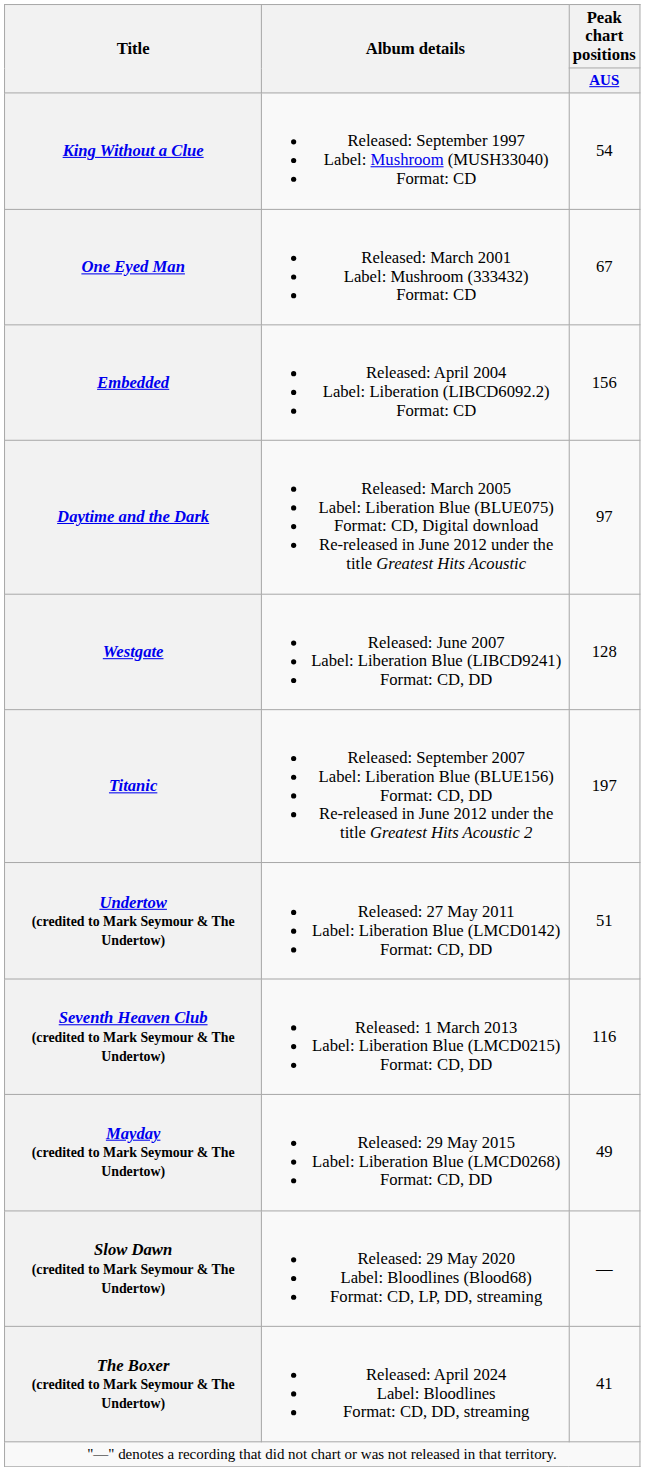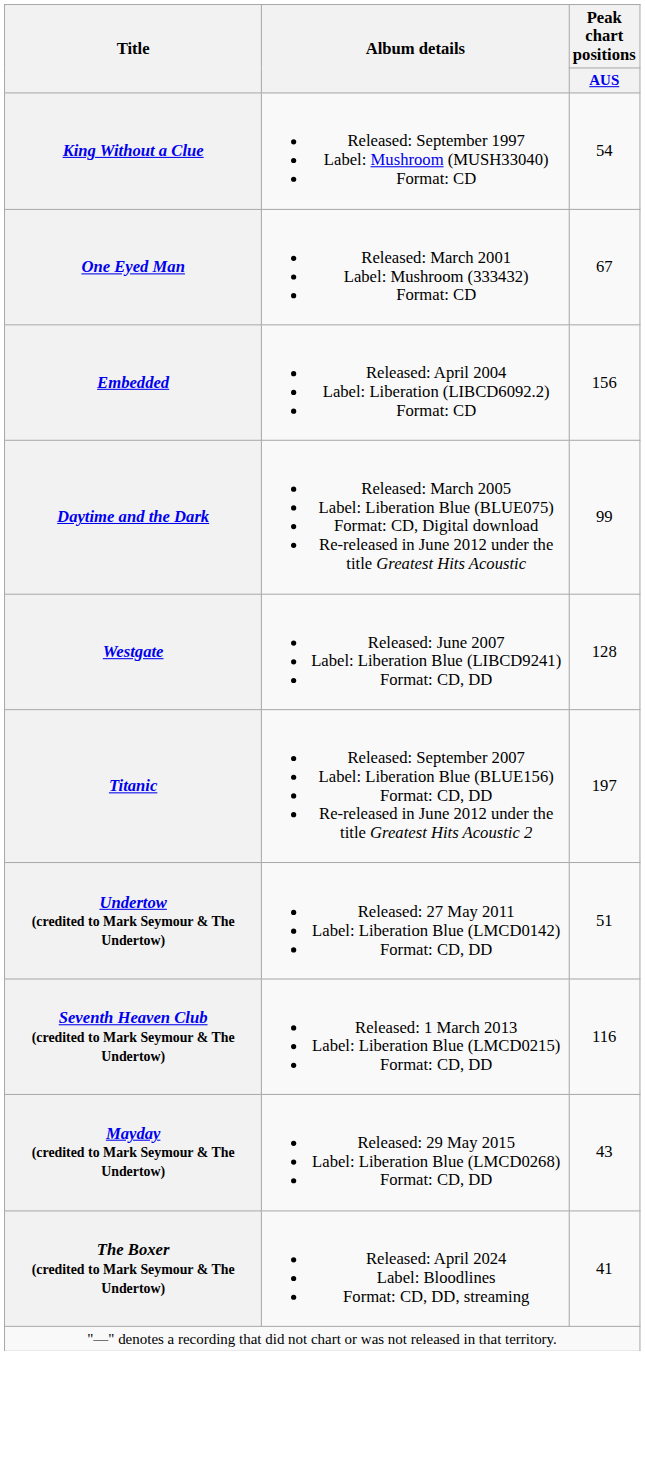(604, 517) 97 -> (604, 517) 99
(604, 1152) 49 -> (604, 1152) 43
- row: (133, 1268)
